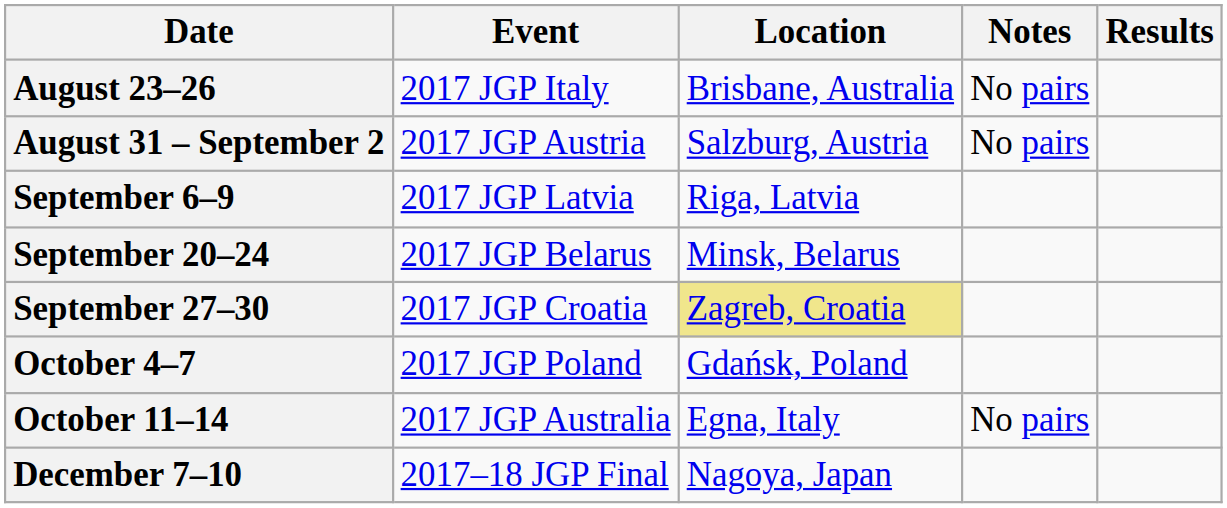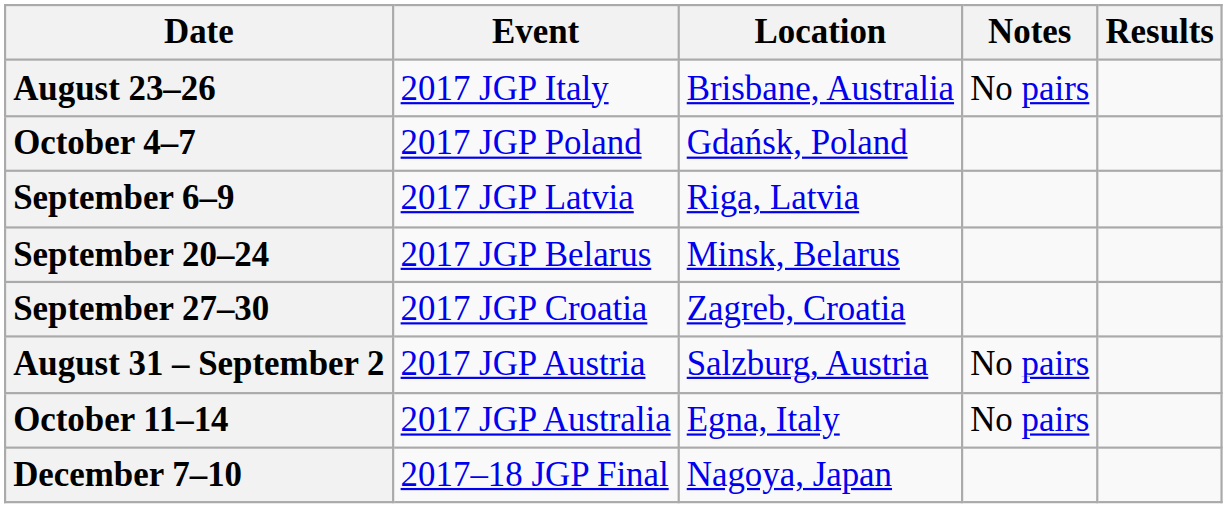rows swapped: (199, 142) <-> (104, 364)
(796, 308) khaki background -> (796, 308) no background
